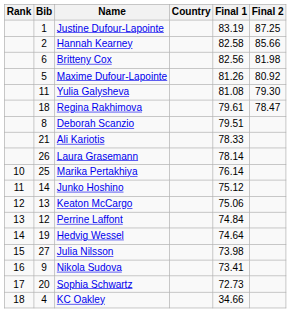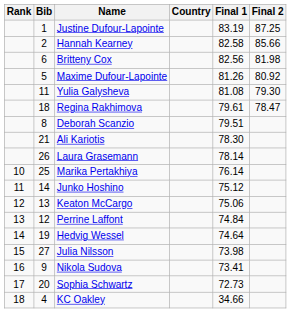(231, 140) 78.33 -> (231, 140) 78.30
